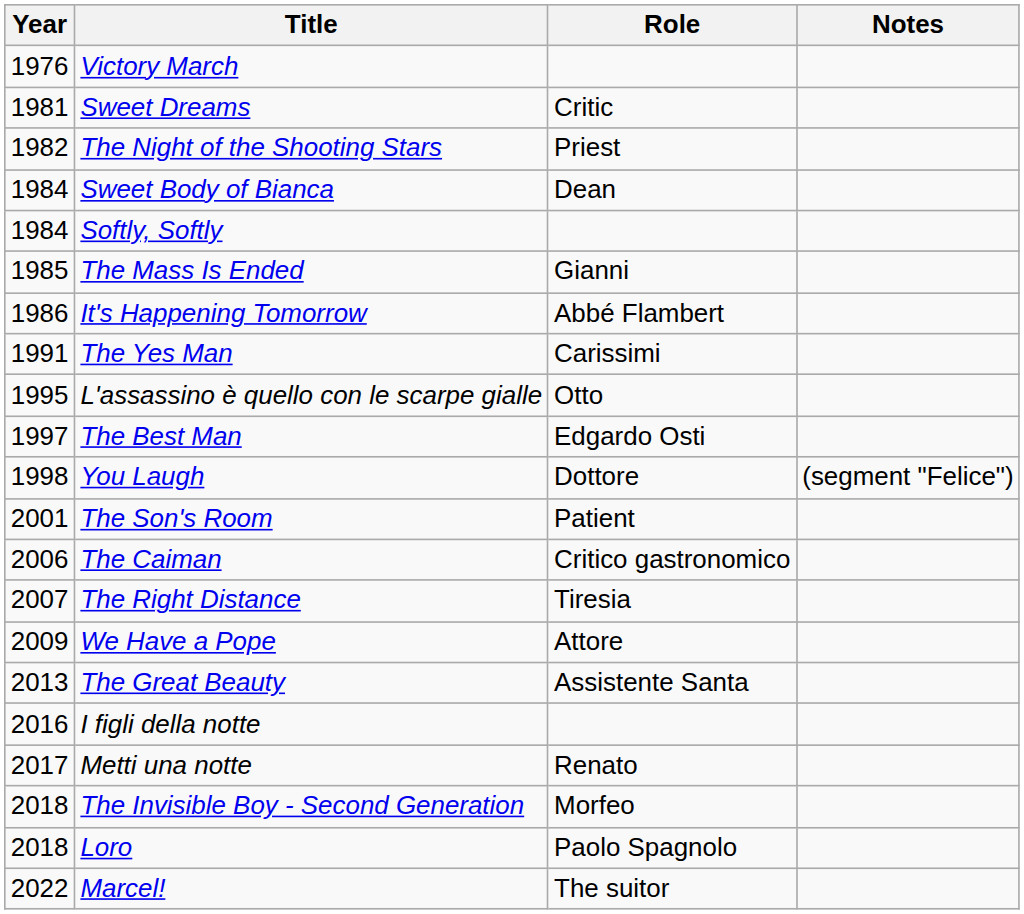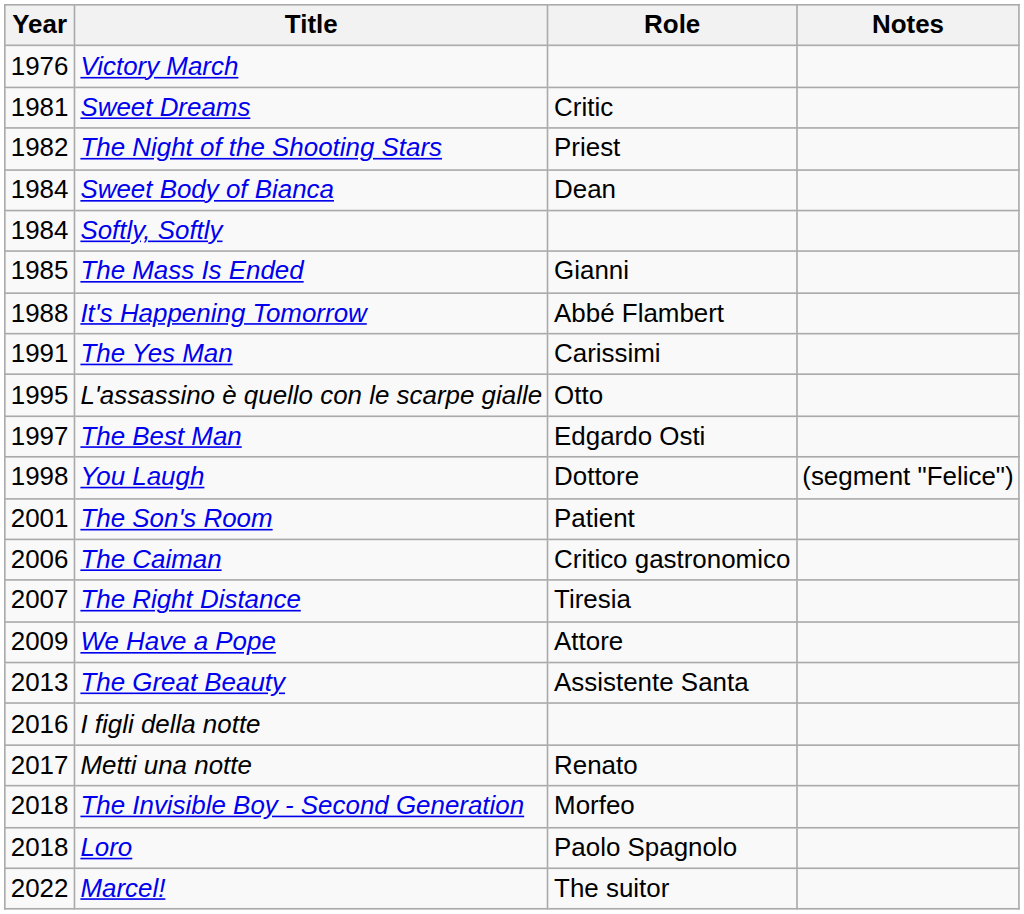(40, 312) 1986 -> (40, 312) 1988
